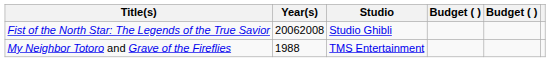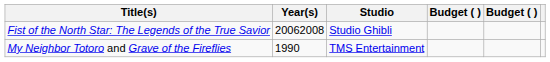(287, 48) 1988 -> (287, 48) 1990
